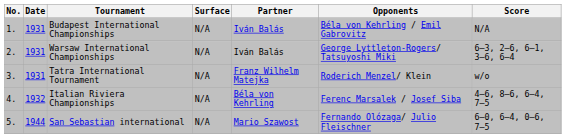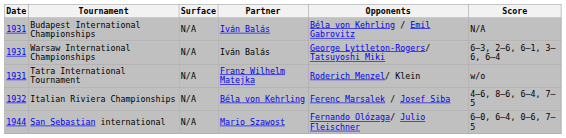- column: (14, 11)
